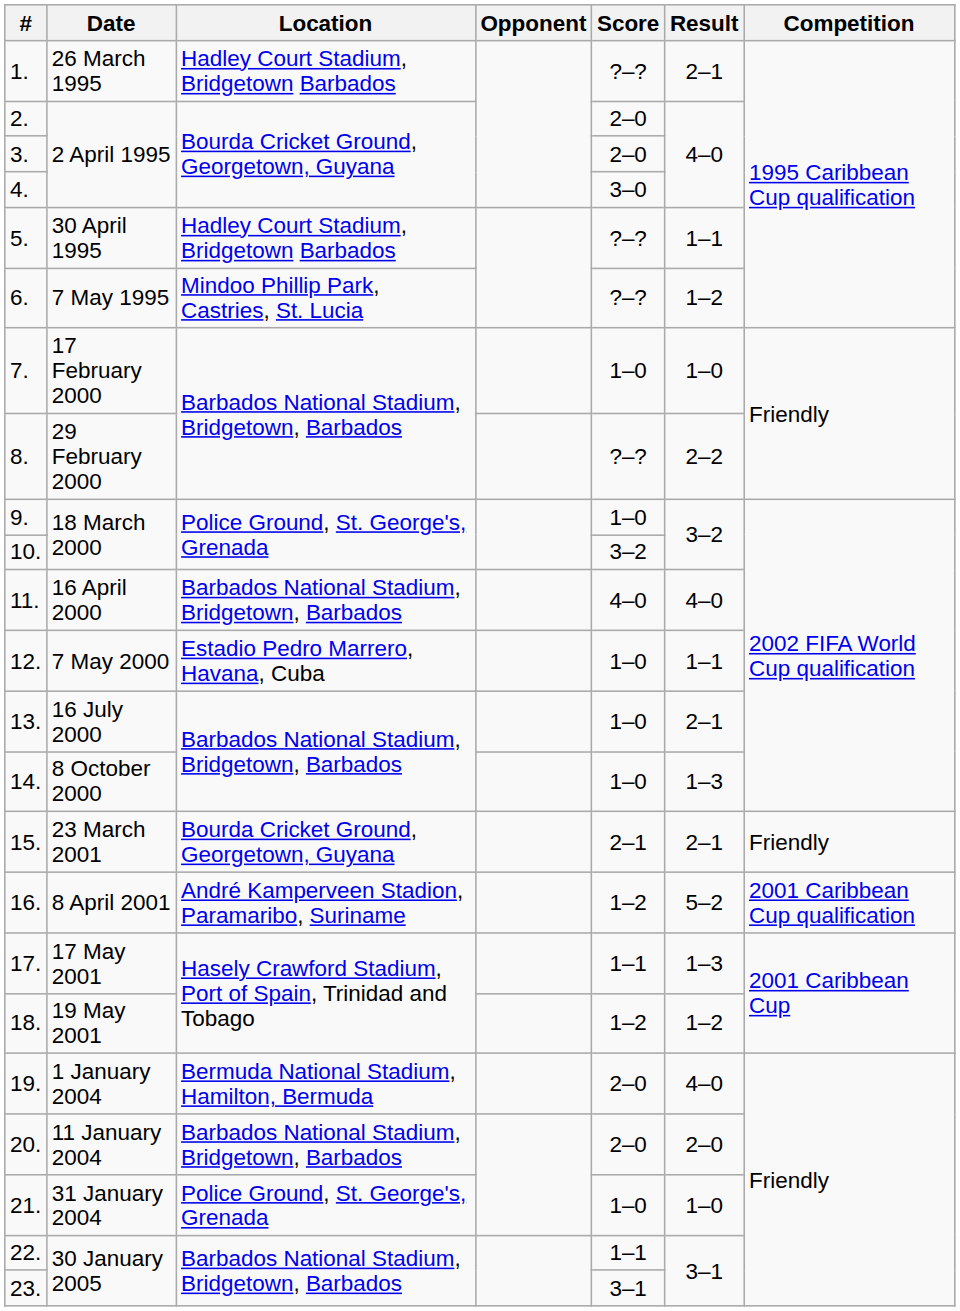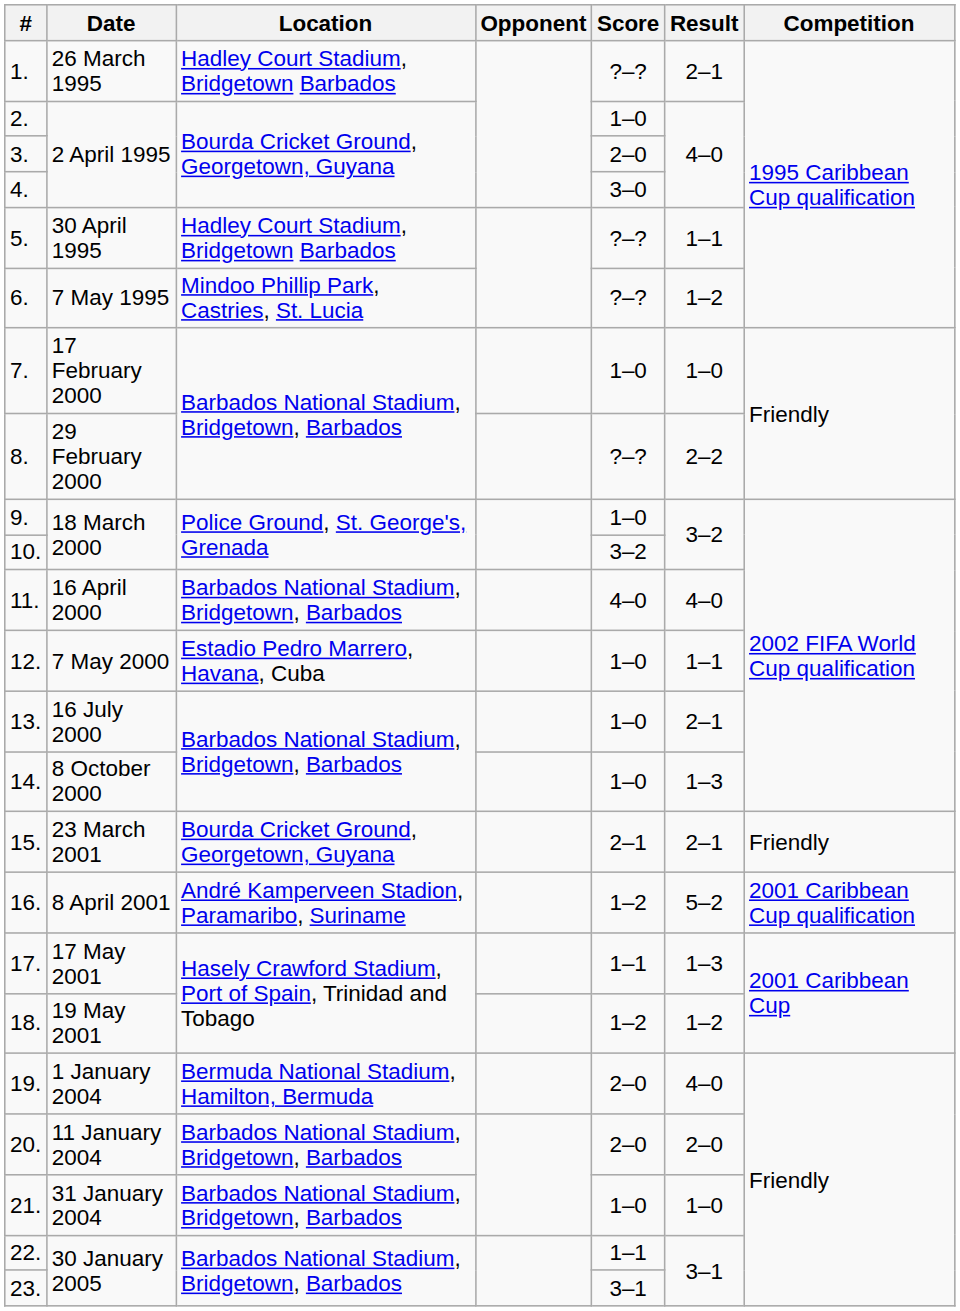(628, 119) 2–0 -> (628, 119) 1–0
(324, 1205) Police Ground, St. George's, Grenada -> (321, 1205) Barbados National Stadium, Bridgetown, Barbados
